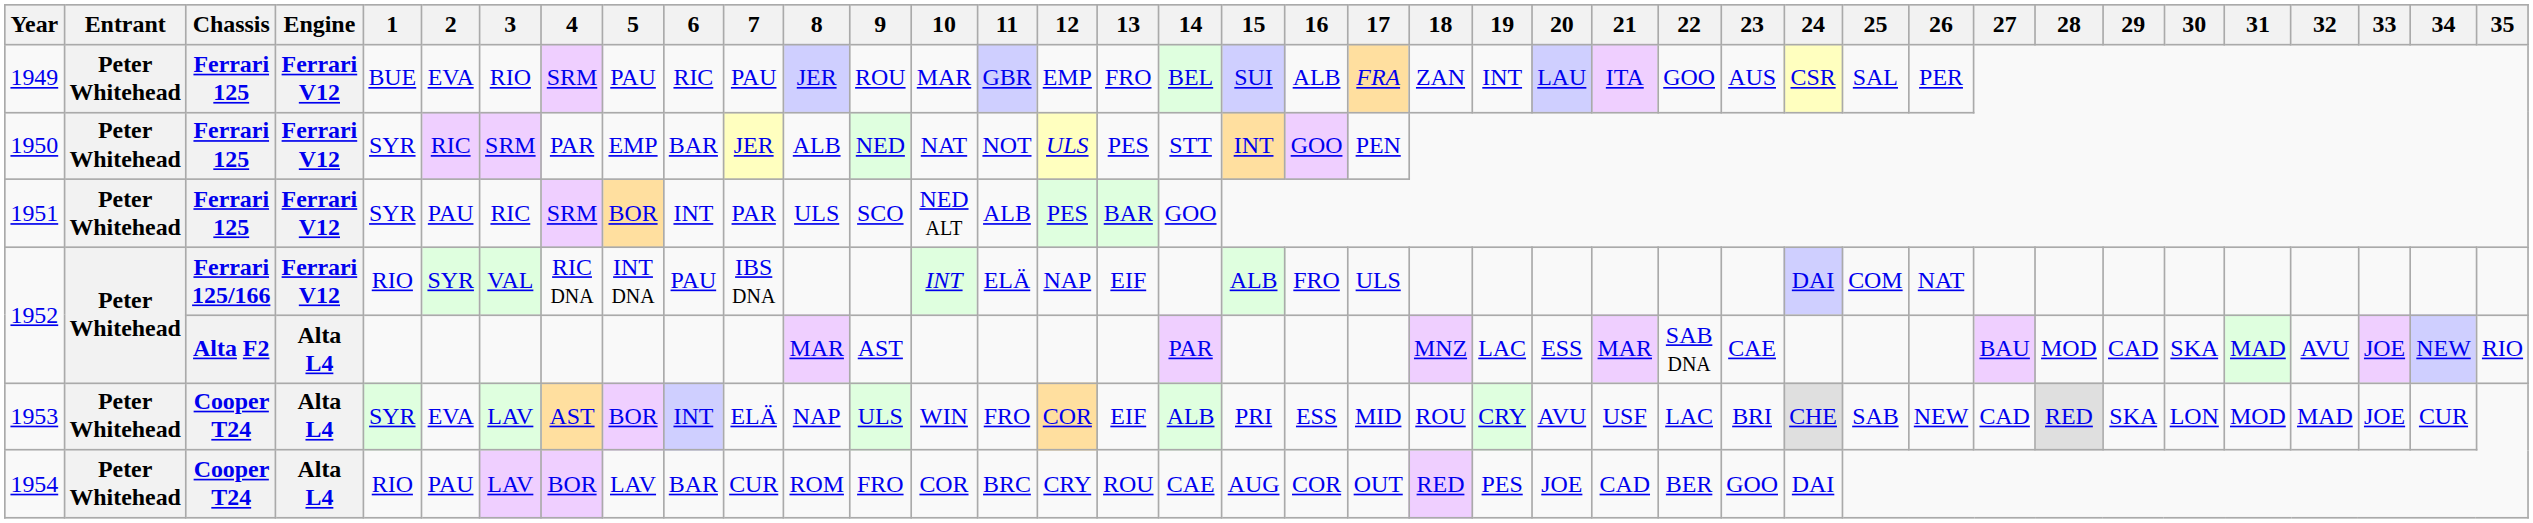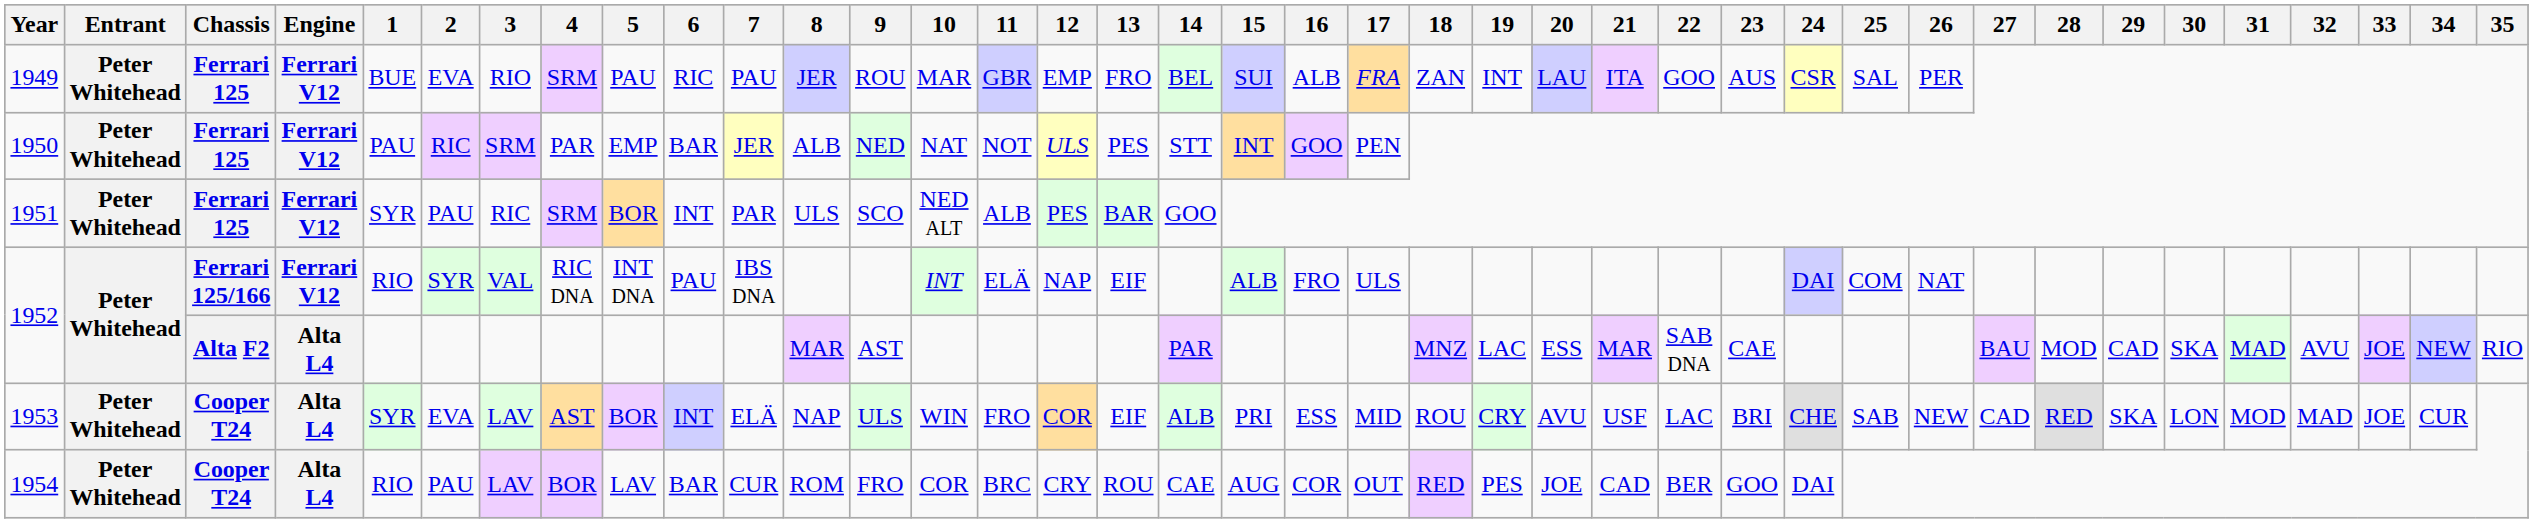(392, 145) SYR -> (392, 145) PAU
